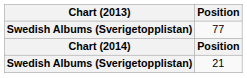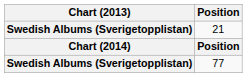rows swapped: (218, 64) <-> (218, 30)
